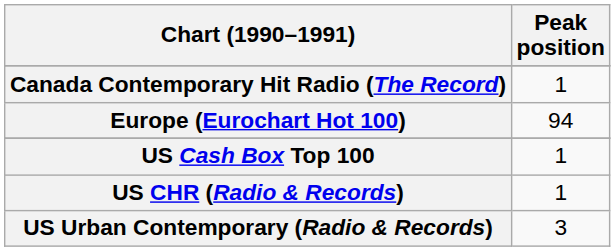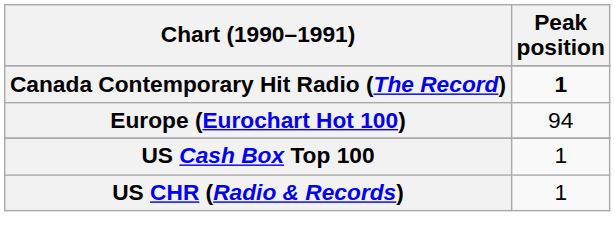(561, 84) normal -> (561, 84) bold
- row: (258, 228)
